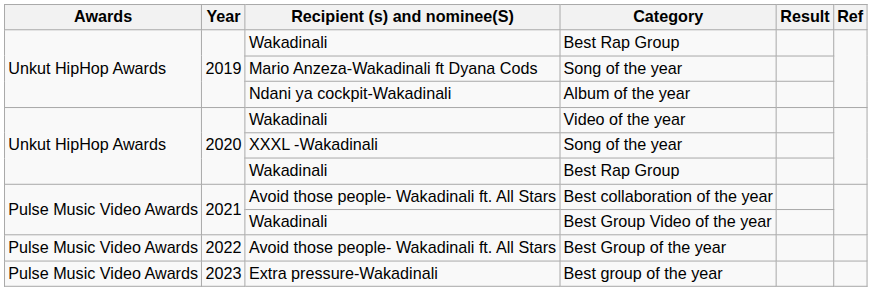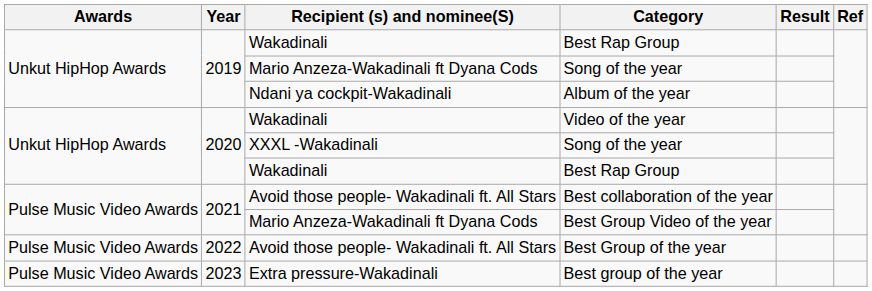(288, 222) Wakadinali -> (393, 222) Mario Anzeza-Wakadinali ft Dyana Cods
